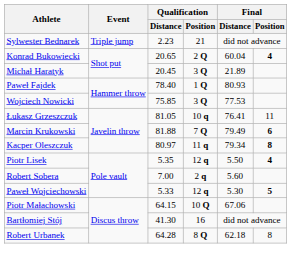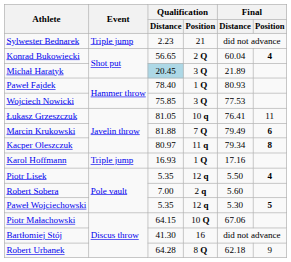(166, 56) 20.65 -> (166, 56) 56.65
(166, 71) no background -> (166, 71) lightblue background
+ row: (36, 161)
(166, 191) 5.33 -> (166, 206) 5.35
(270, 236) 8 -> (270, 250) 9
